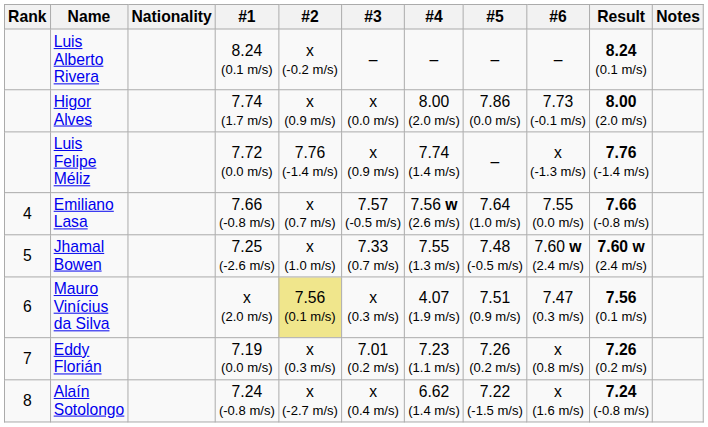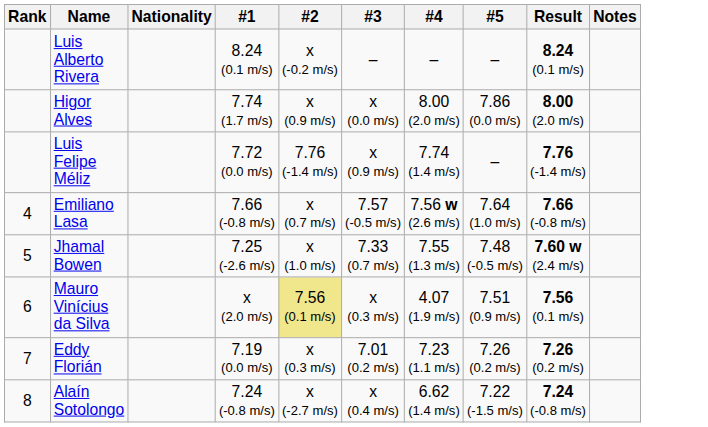- column: (558, 16)
